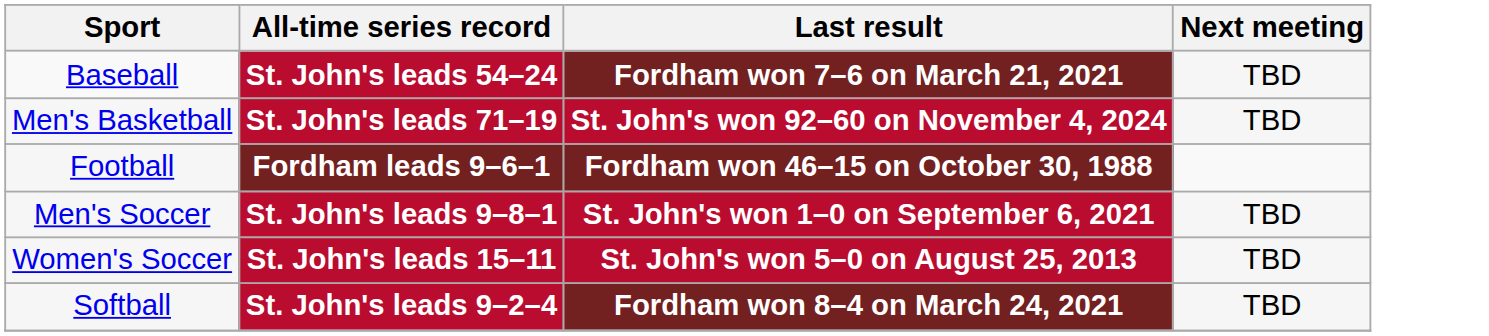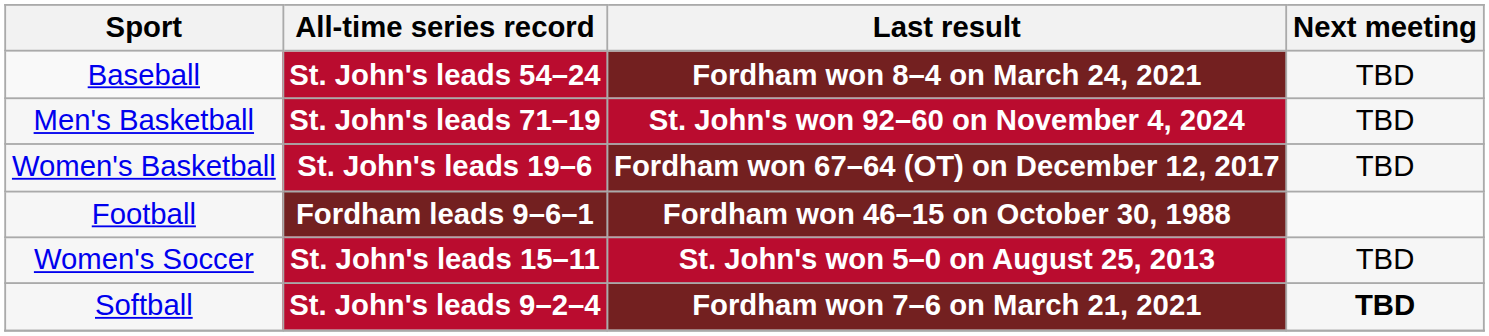(869, 74) Fordham won 7–6 on March 21, 2021 -> (947, 74) Fordham won 8–4 on March 24, 2021
+ row: (144, 167)
- row: (122, 213)
(869, 306) Fordham won 8–4 on March 24, 2021 -> (947, 306) Fordham won 7–6 on March 21, 2021
(1272, 306) normal -> (1385, 306) bold
